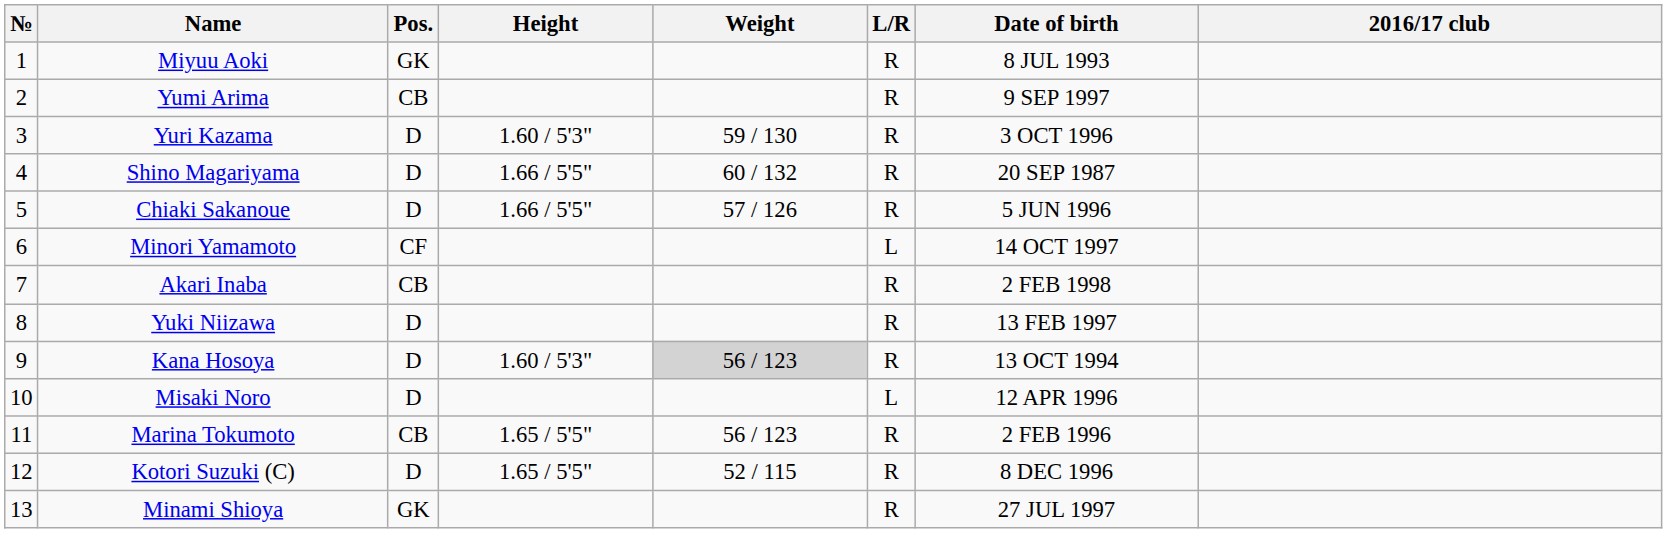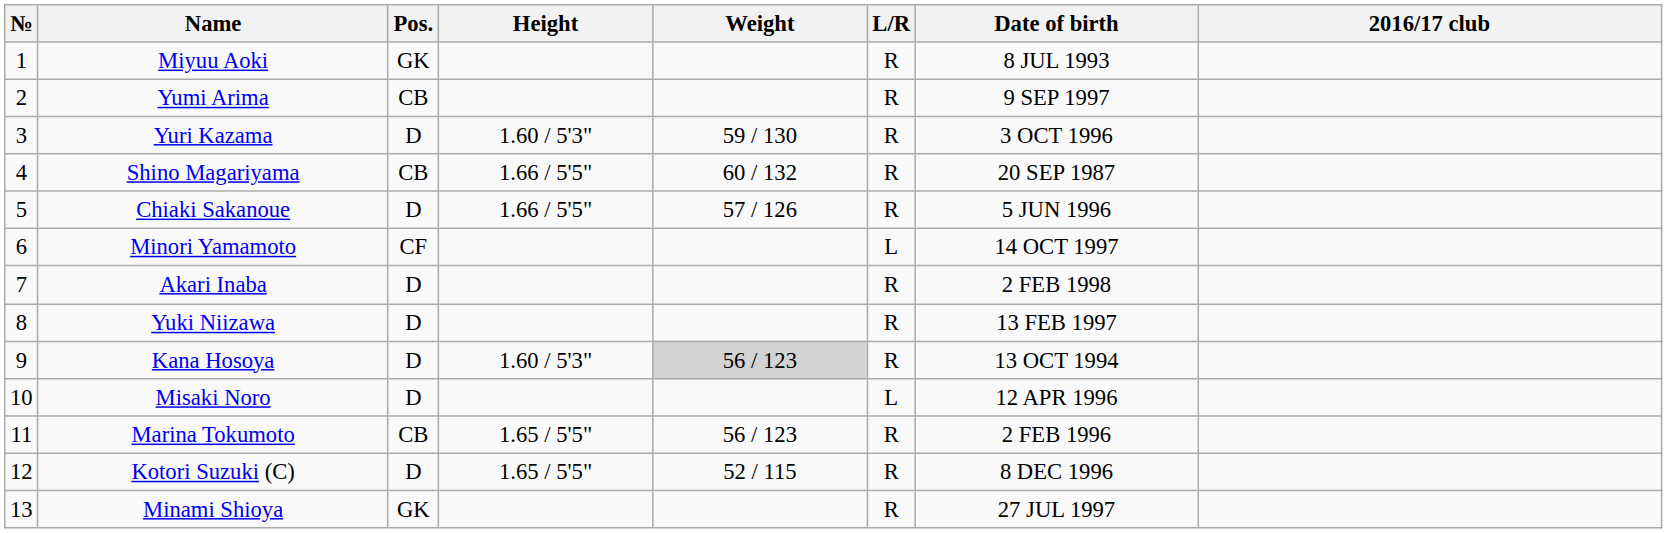(413, 172) D -> (413, 172) CB
(413, 284) CB -> (413, 284) D
